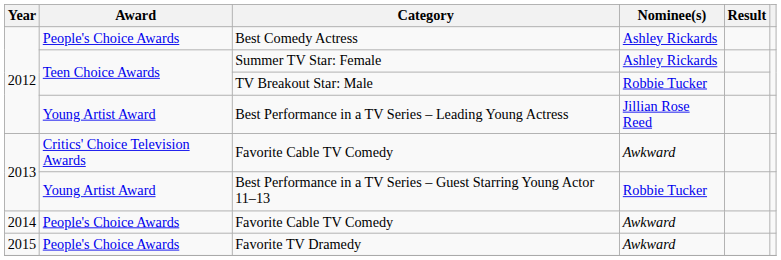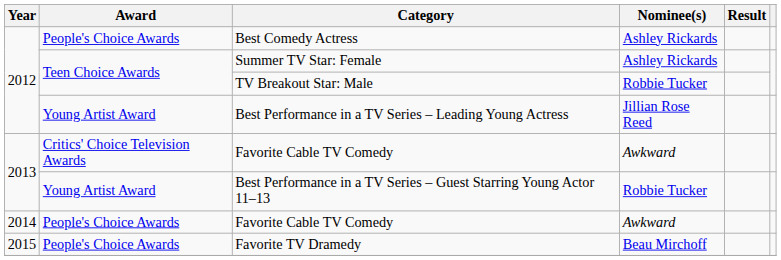(649, 244) Awkward -> (665, 244) Beau Mirchoff
